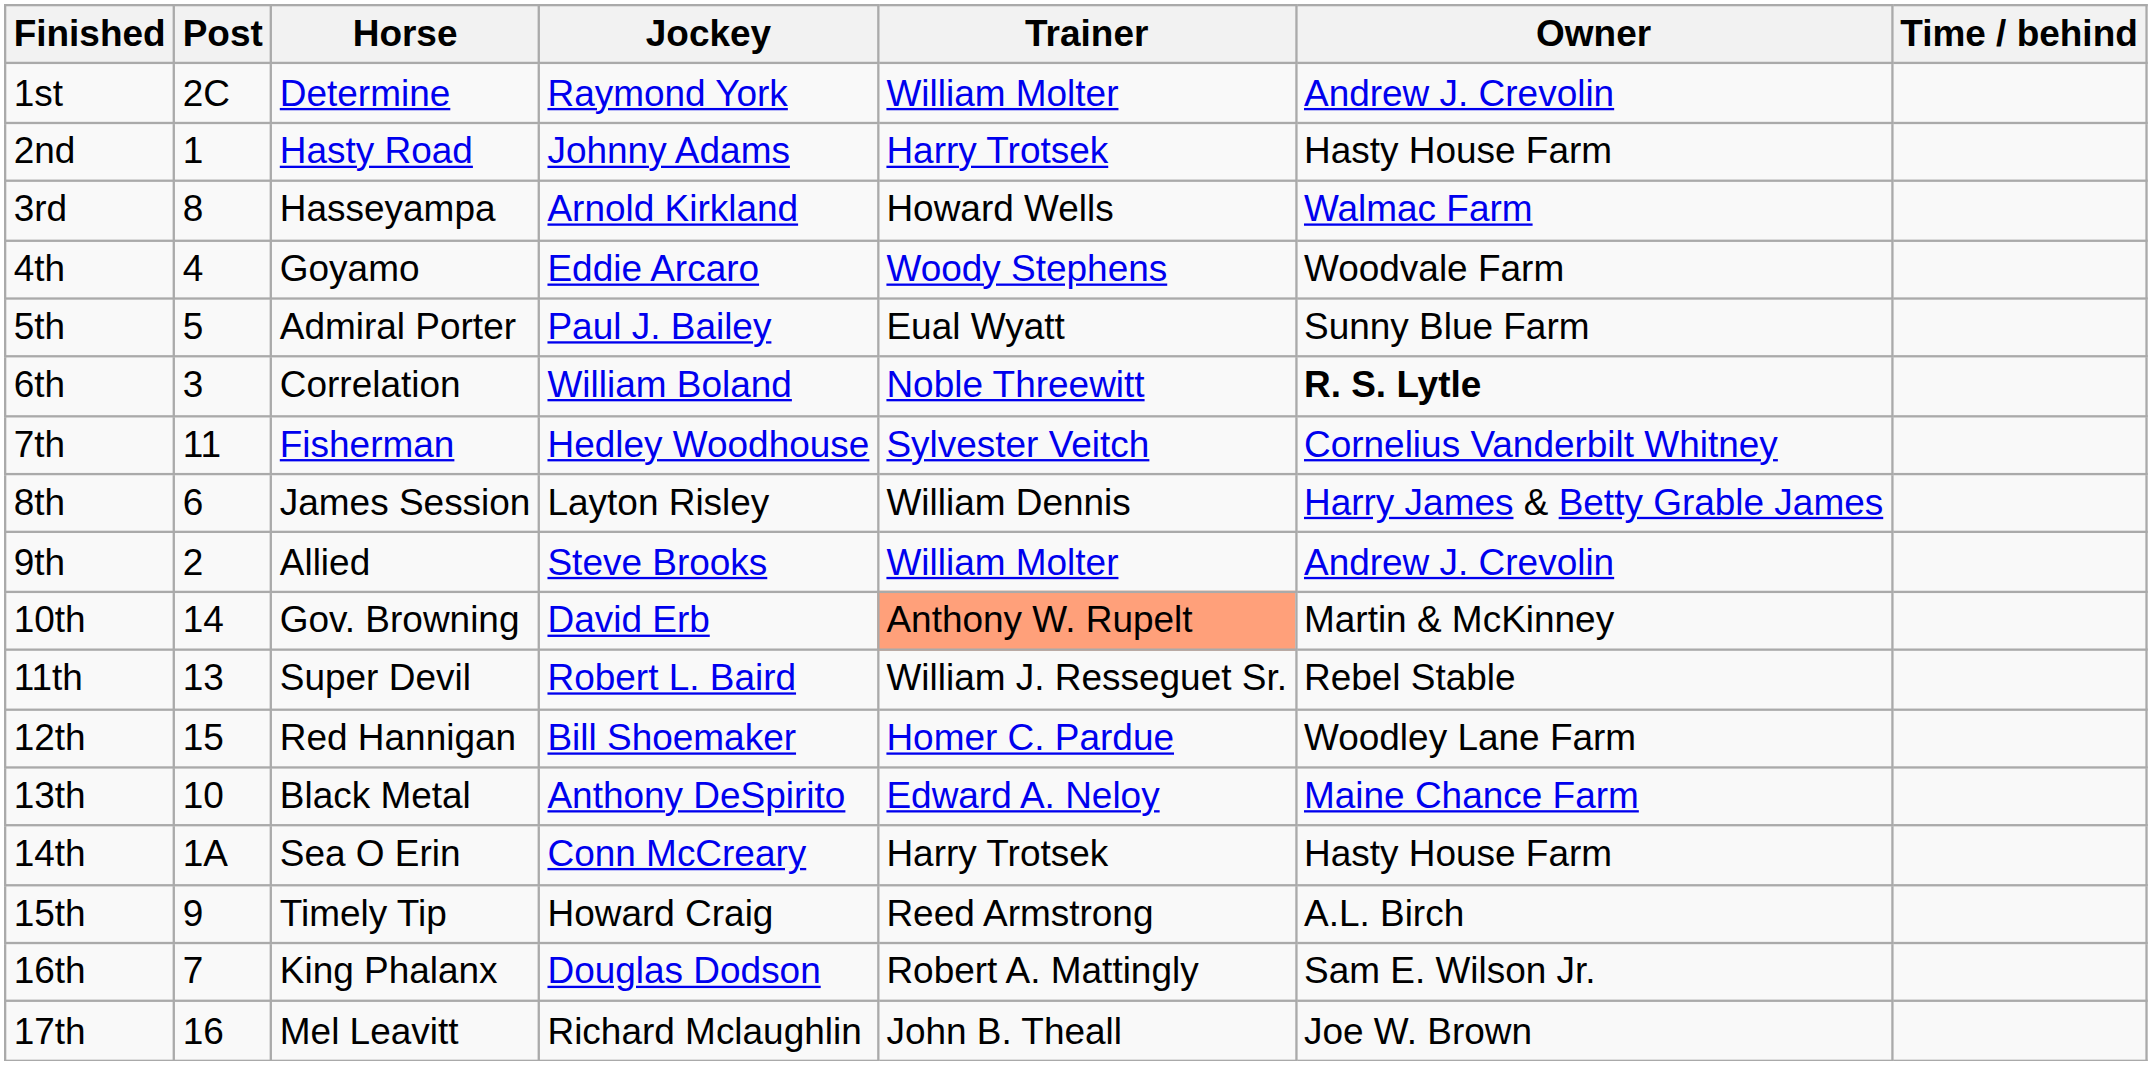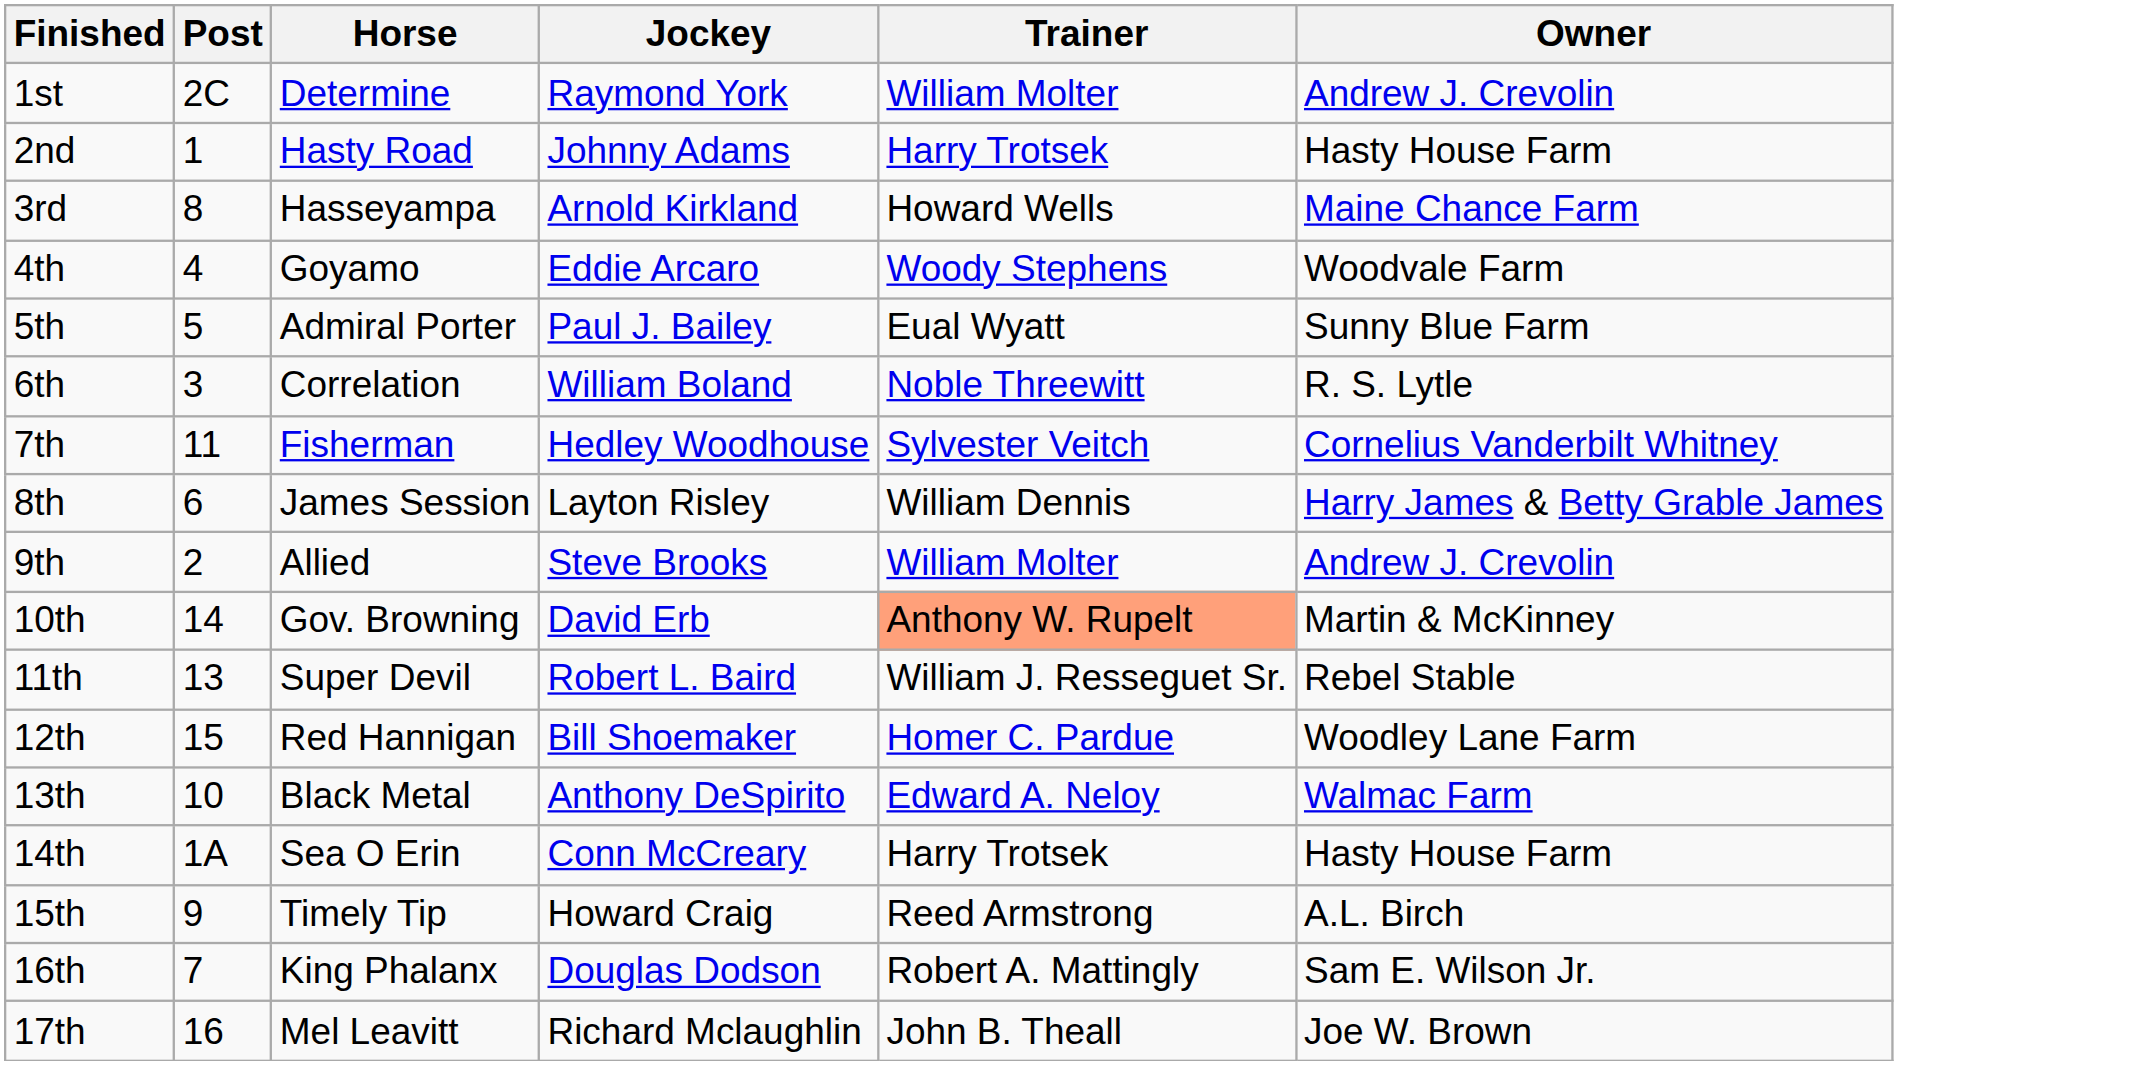- column: (2019, 33)
(1418, 209) Walmac Farm -> (1471, 209) Maine Chance Farm
(1393, 385) bold -> (1389, 385) normal
(1471, 795) Maine Chance Farm -> (1418, 795) Walmac Farm
